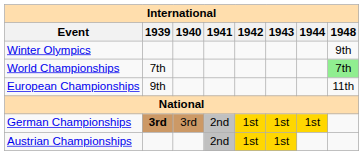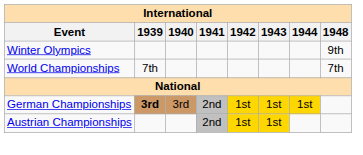(343, 68) lightgreen background -> (336, 68) no background
- row: (73, 86)
